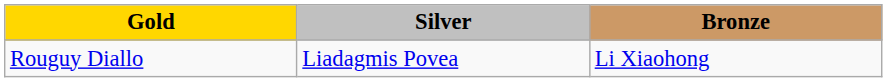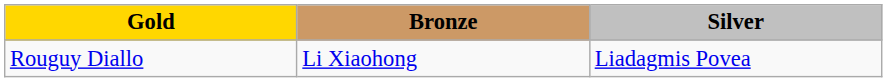columns swapped: (443, 22) <-> (736, 22)
